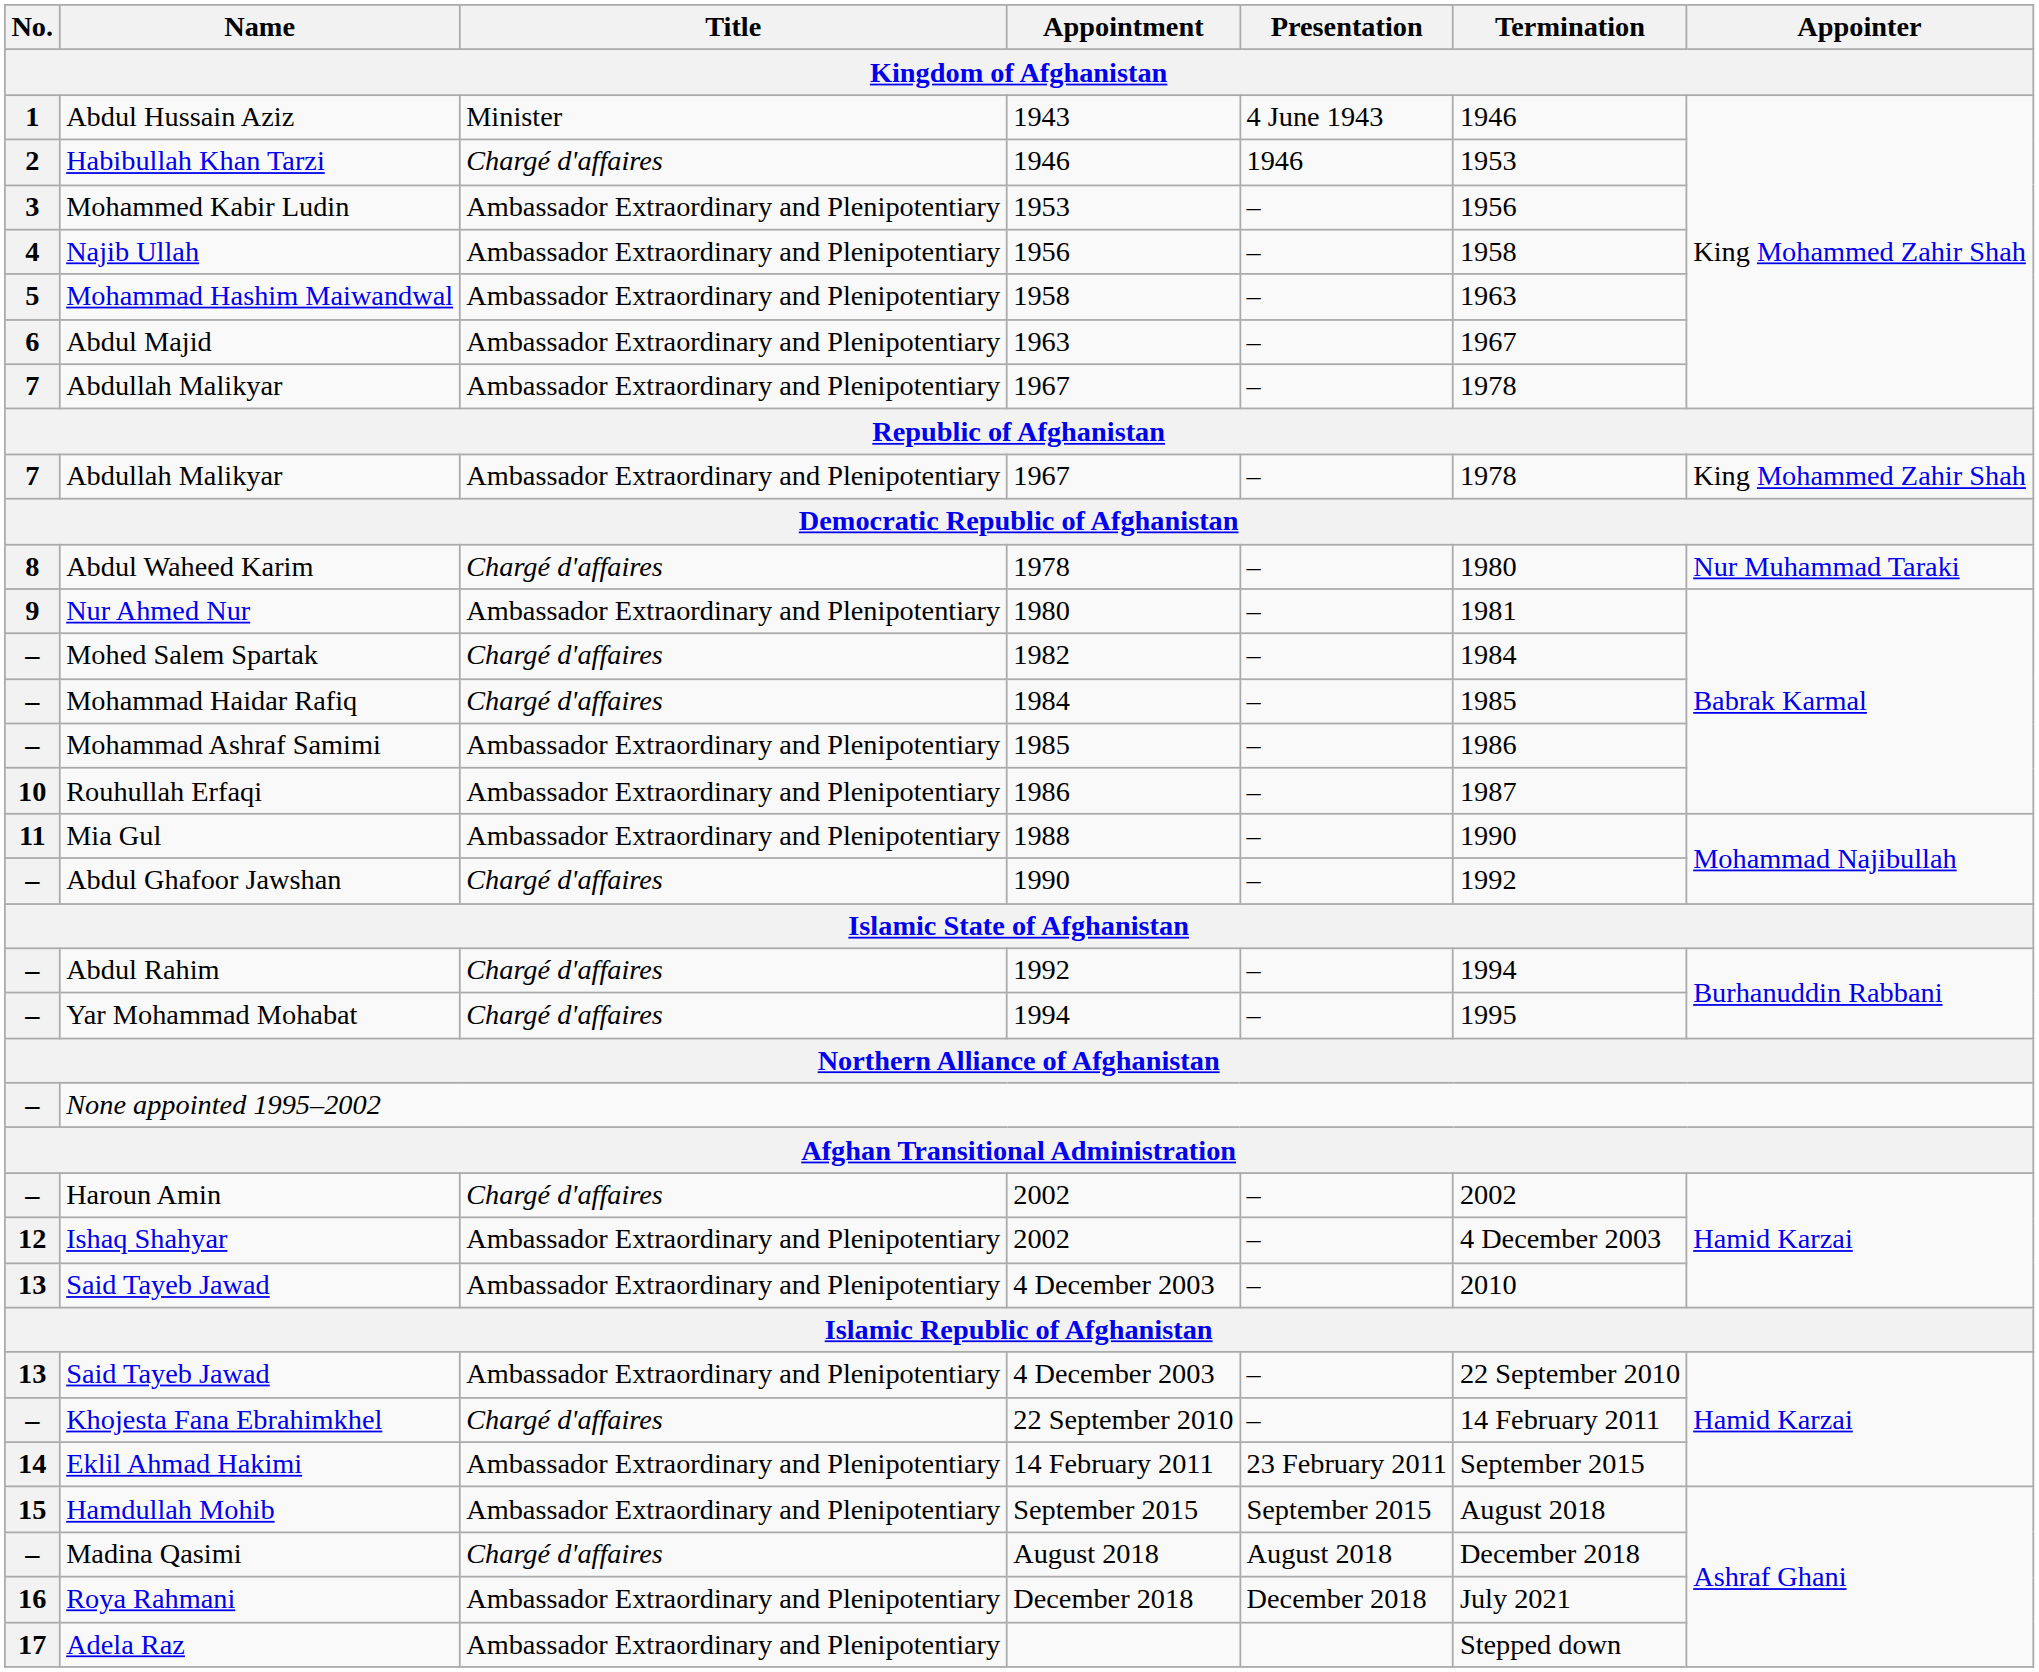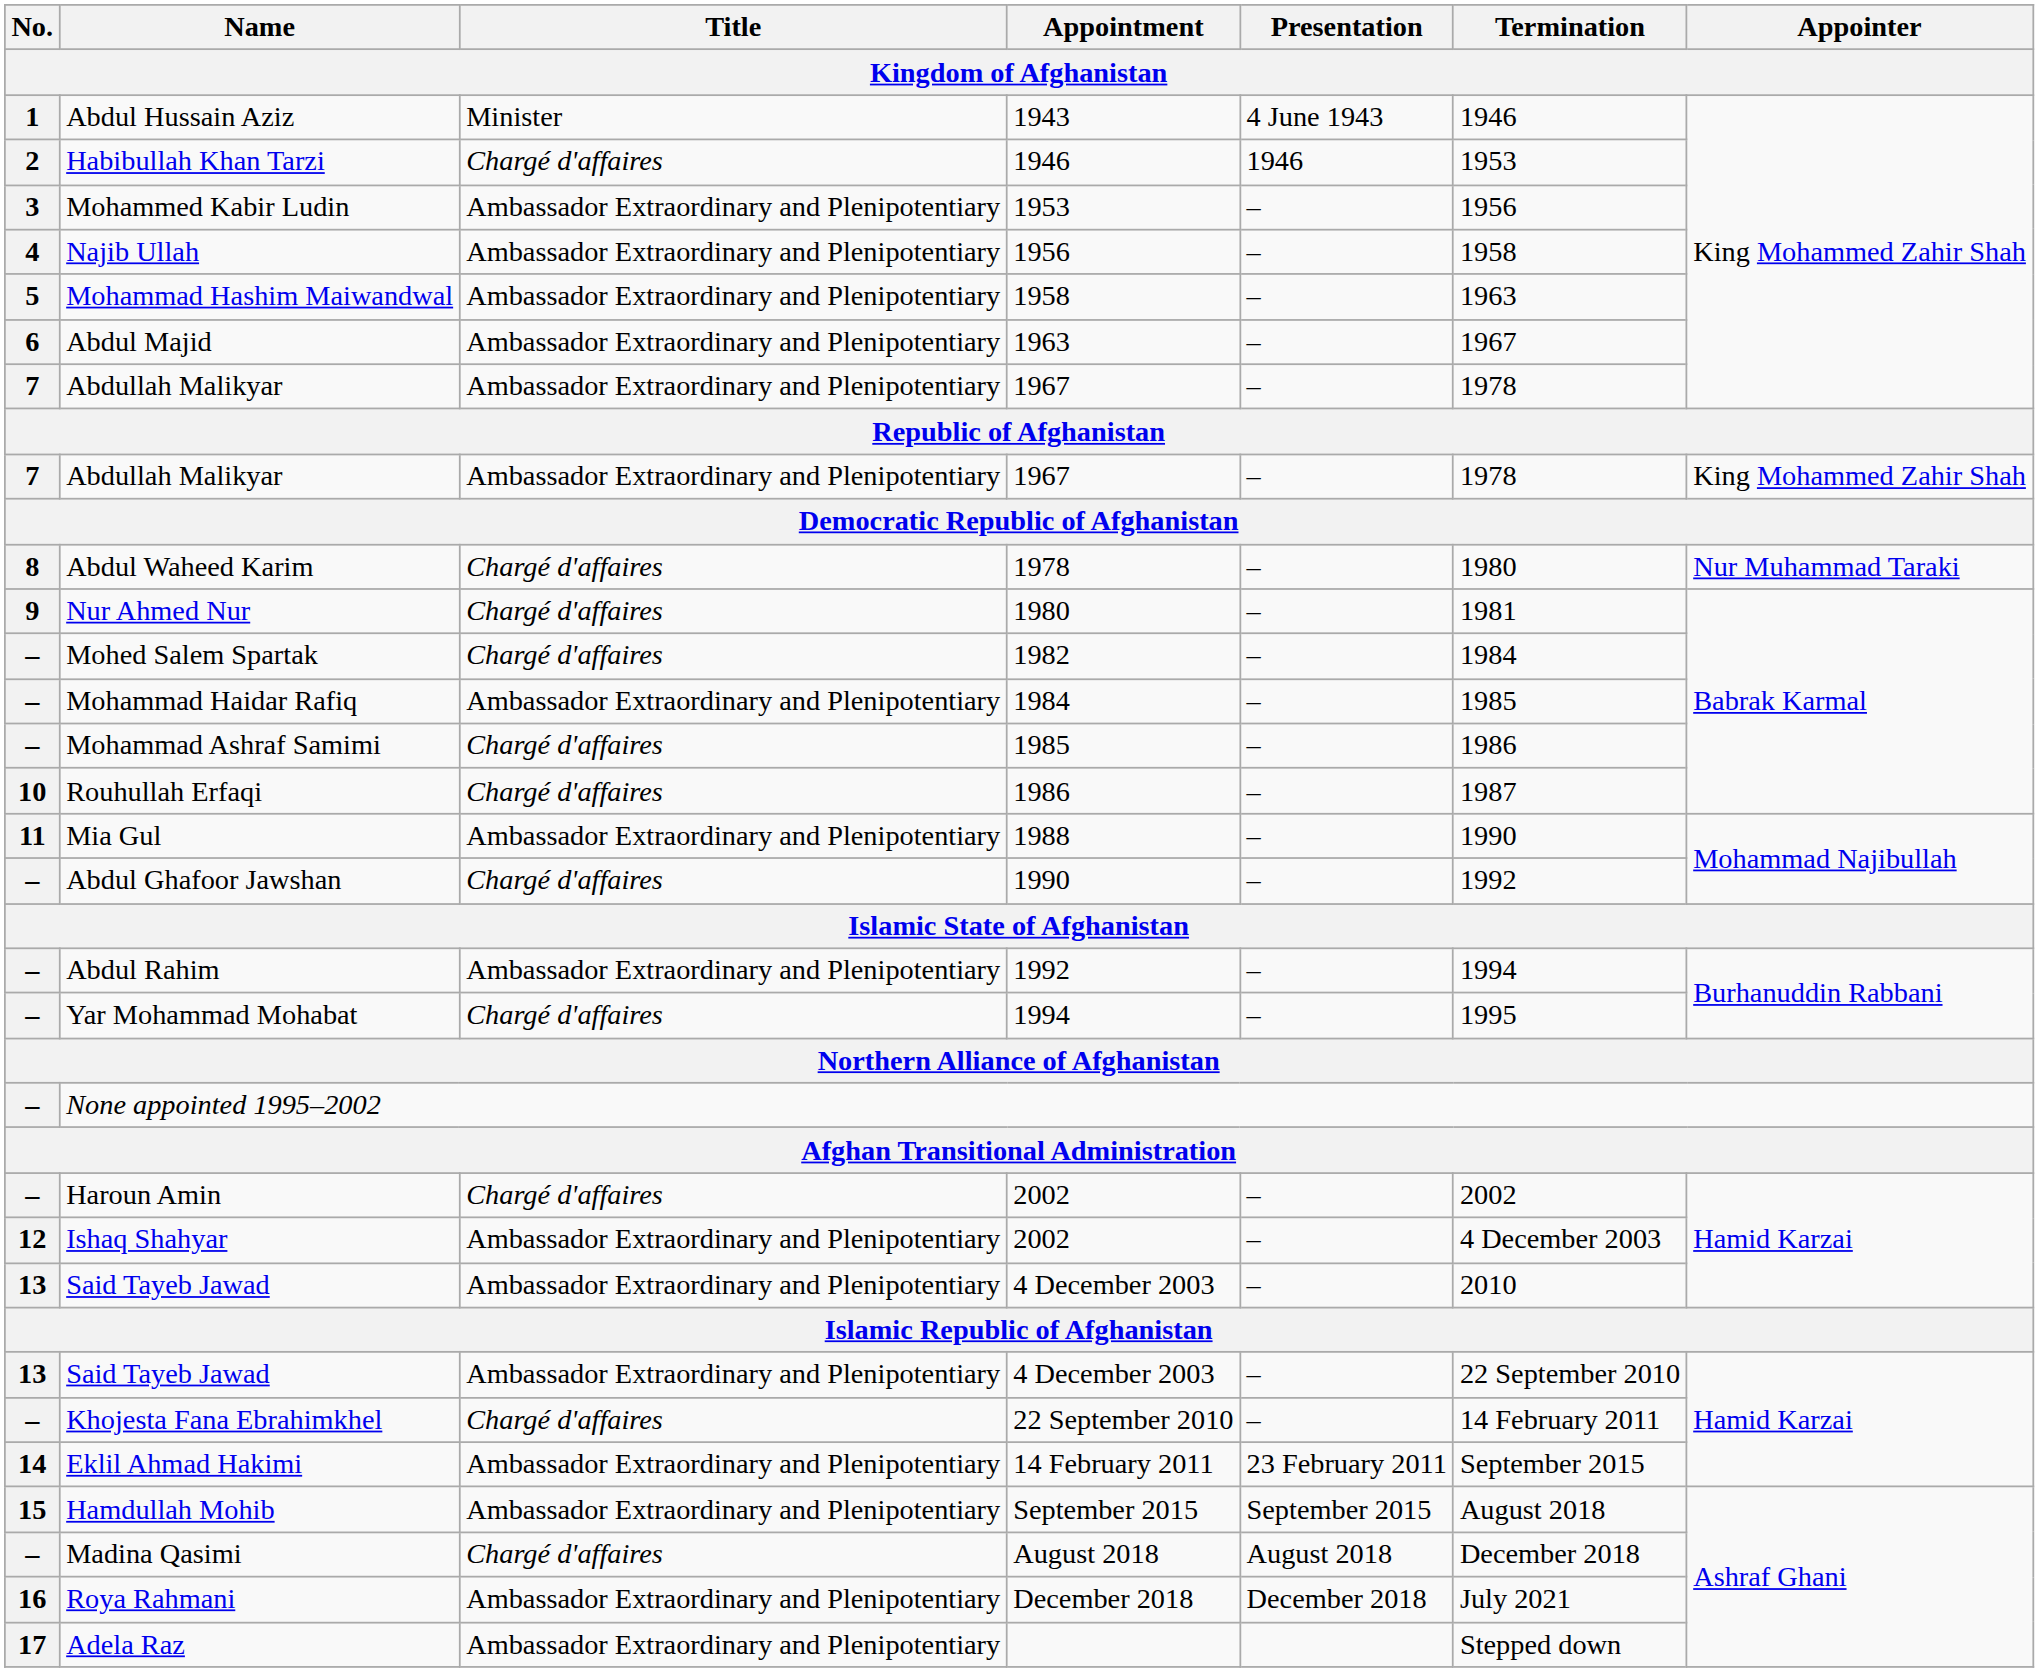(733, 610) Ambassador Extraordinary and Plenipotentiary -> (565, 610) Chargé d'affaires
(565, 700) Chargé d'affaires -> (733, 700) Ambassador Extraordinary and Plenipotentiary
(733, 745) Ambassador Extraordinary and Plenipotentiary -> (565, 745) Chargé d'affaires
(733, 790) Ambassador Extraordinary and Plenipotentiary -> (565, 790) Chargé d'affaires
(565, 970) Chargé d'affaires -> (733, 970) Ambassador Extraordinary and Plenipotentiary
